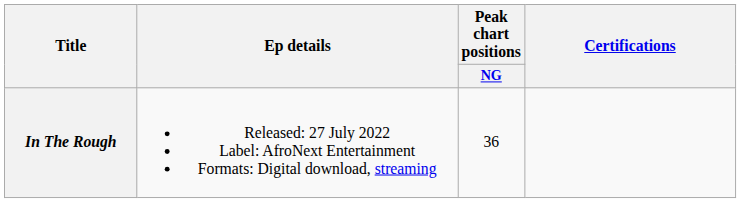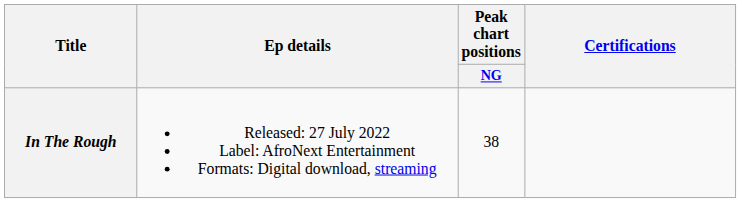(491, 142) 36 -> (491, 142) 38
